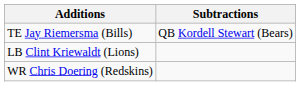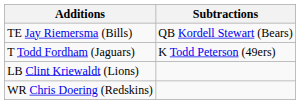+ row: (71, 52)
